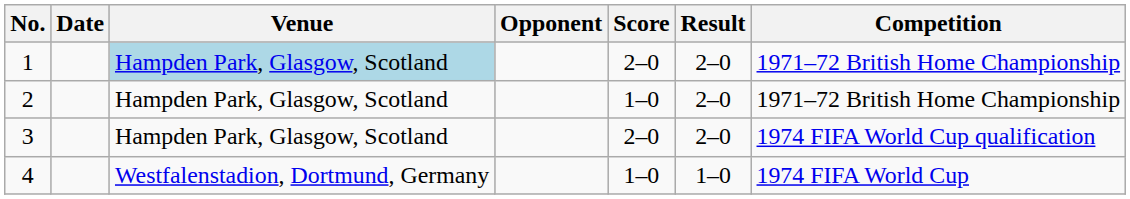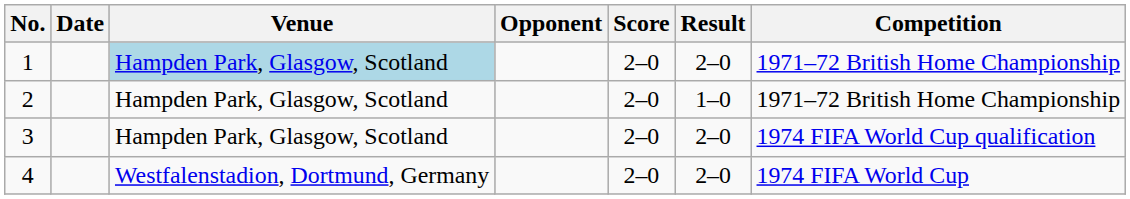(641, 99) 1–0 -> (641, 99) 2–0
(713, 99) 2–0 -> (713, 99) 1–0
(641, 174) 1–0 -> (641, 174) 2–0
(713, 174) 1–0 -> (713, 174) 2–0
